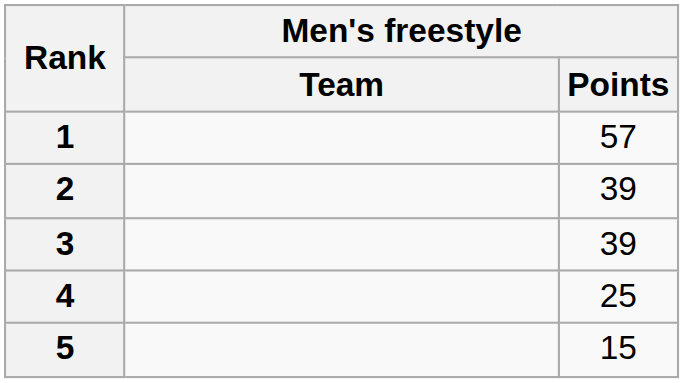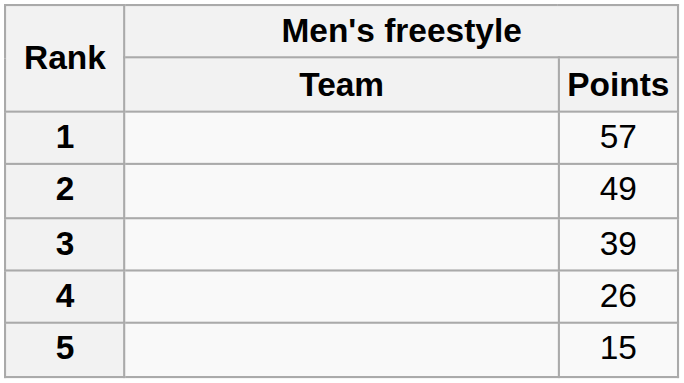(618, 190) 39 -> (618, 190) 49
(618, 296) 25 -> (618, 296) 26
